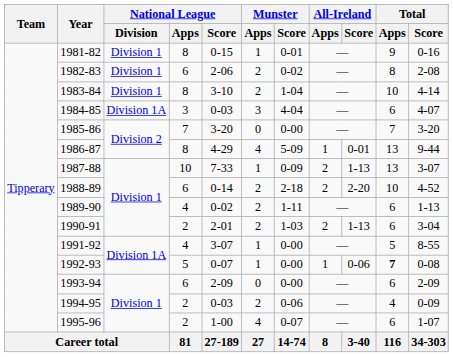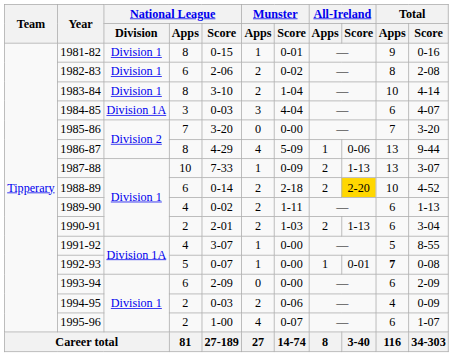(359, 149) 0-01 -> (359, 149) 0-06
(359, 187) no background -> (359, 187) gold background
(359, 264) 0-06 -> (359, 264) 0-01
